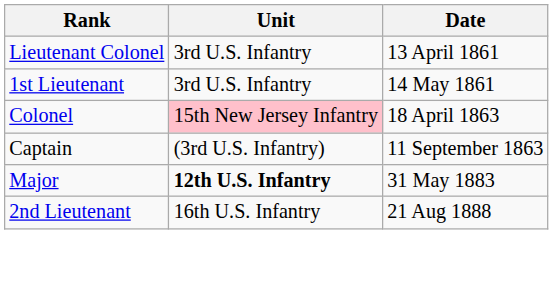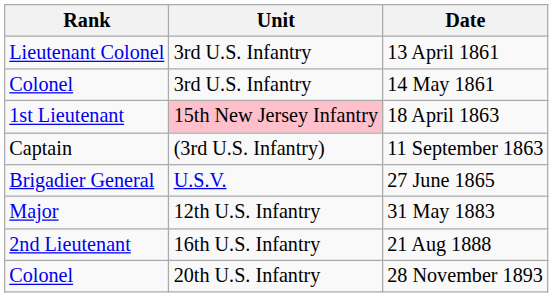(67, 84) 1st Lieutenant -> (41, 84) Colonel
(41, 116) Colonel -> (67, 116) 1st Lieutenant
+ row: (441, 180)
(252, 180) bold -> (247, 212) normal
+ row: (465, 276)
